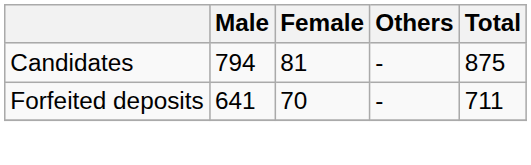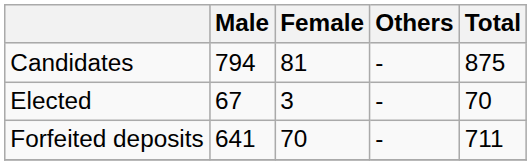+ row: (51, 100)
